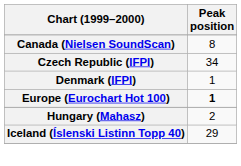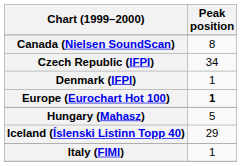(212, 116) 2 -> (212, 116) 5
+ row: (96, 152)
